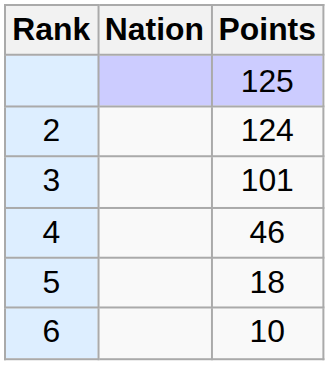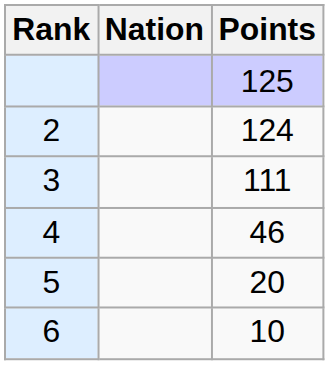(267, 181) 101 -> (267, 181) 111
(267, 282) 18 -> (267, 282) 20
